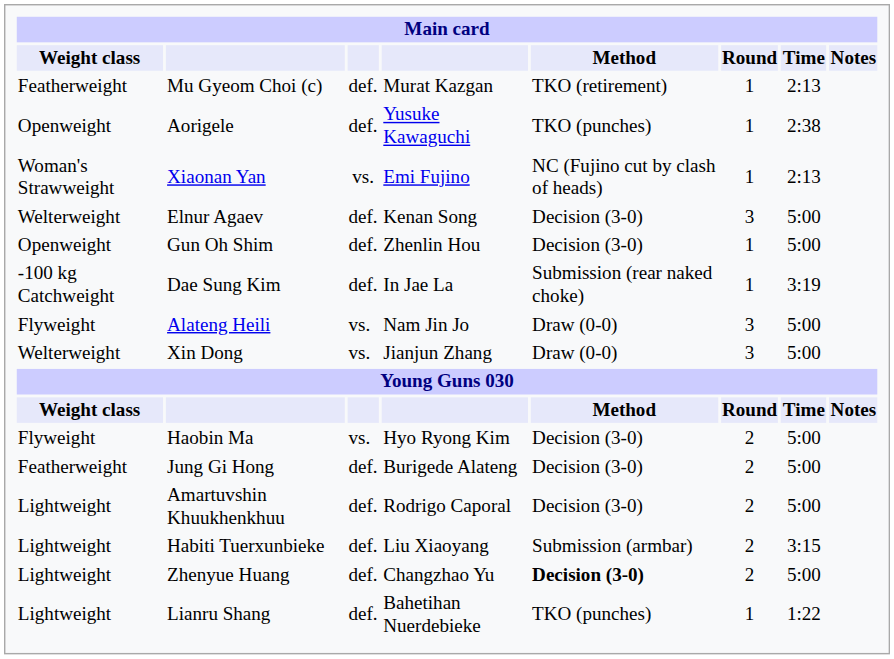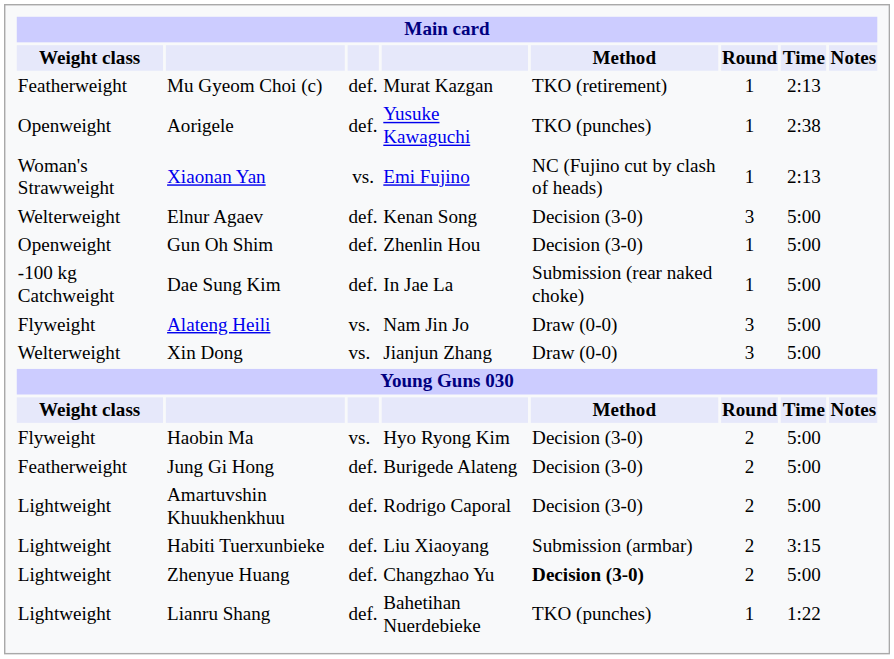(804, 284) 3:19 -> (804, 284) 5:00
